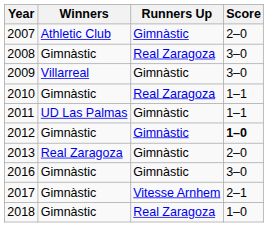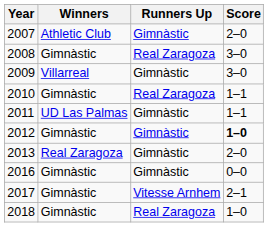(237, 172) 3–0 -> (237, 172) 0–0
